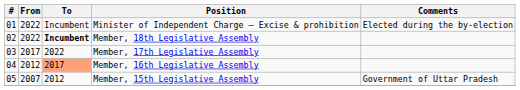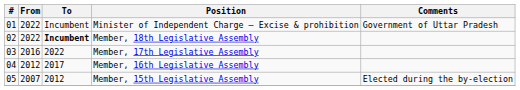(438, 25) Elected during the by-election -> (430, 25) Government of Uttar Pradesh
(30, 52) 2017 -> (30, 52) 2016
(54, 65) lightsalmon background -> (54, 65) no background
(430, 79) Government of Uttar Pradesh -> (438, 79) Elected during the by-election
